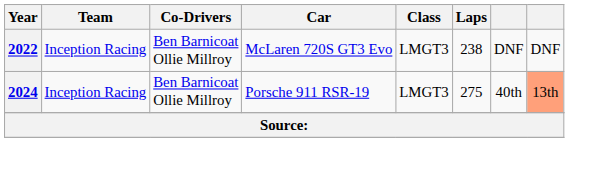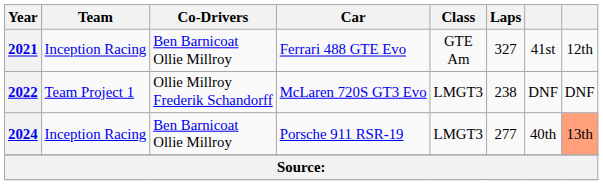+ row: (23, 50)
(95, 50) Inception Racing -> (89, 92) Team Project 1
(196, 50) Ben Barnicoat Ollie Millroy -> (213, 92) Ollie Millroy Frederik Schandorff
(471, 92) 275 -> (506, 134) 277
